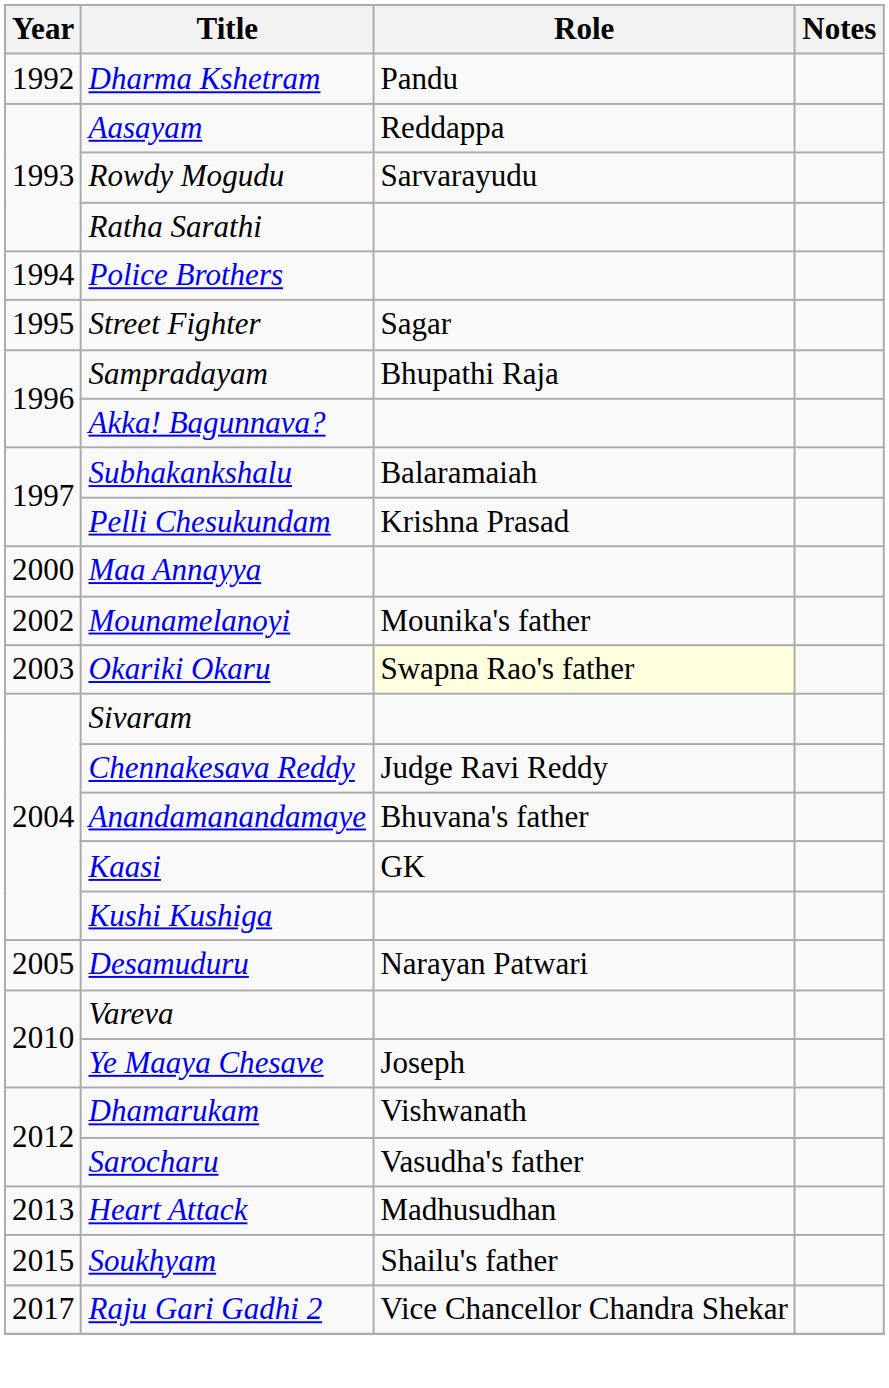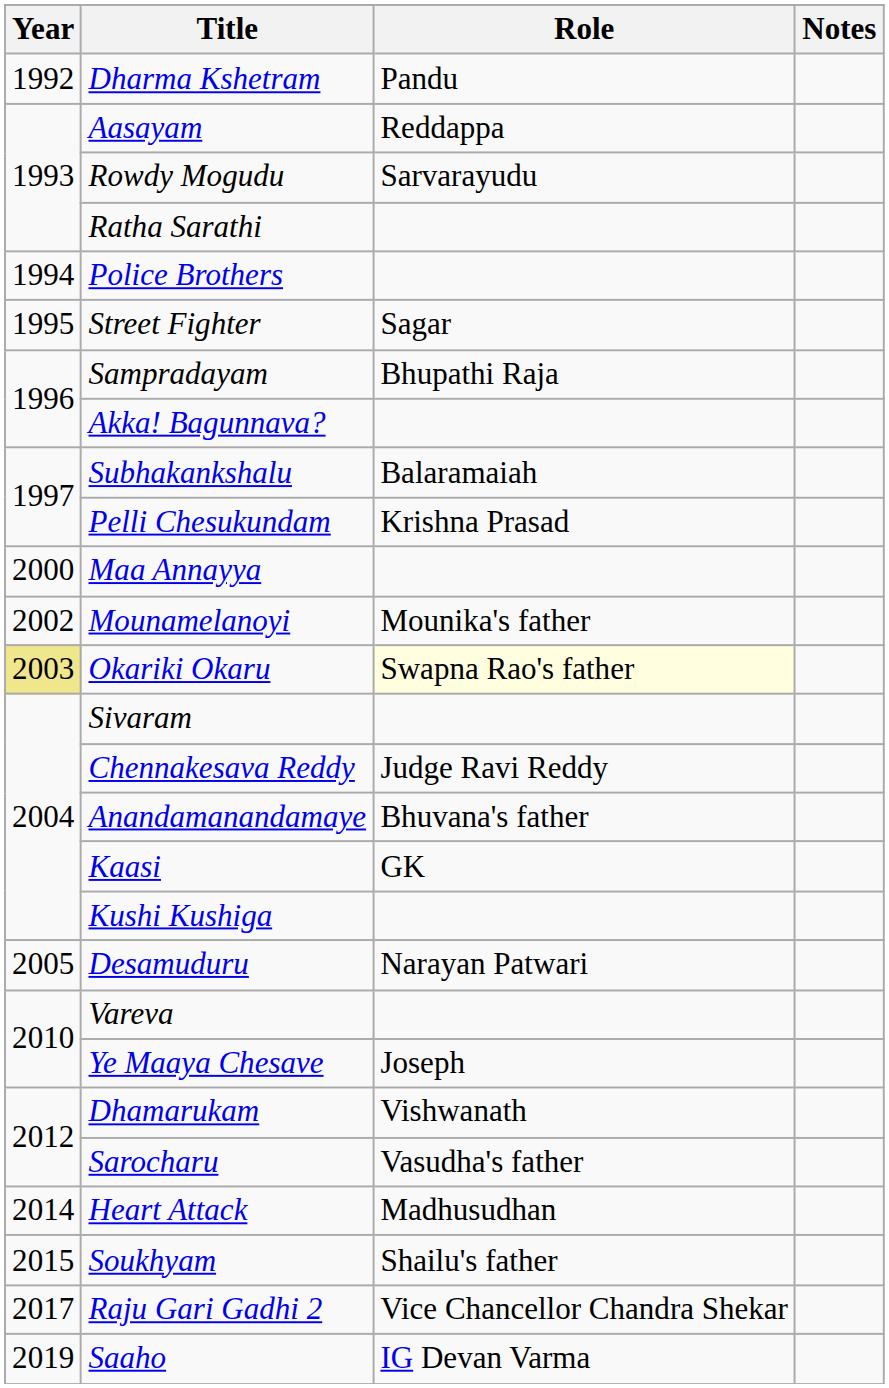(43, 669) no background -> (43, 669) khaki background
(43, 1210) 2013 -> (43, 1210) 2014
+ row: (127, 1358)
